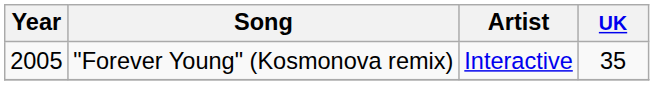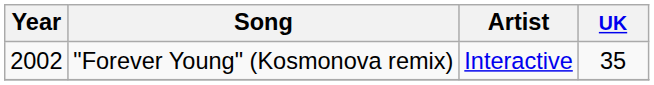(36, 60) 2005 -> (36, 60) 2002
